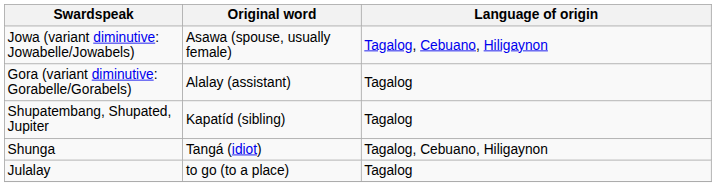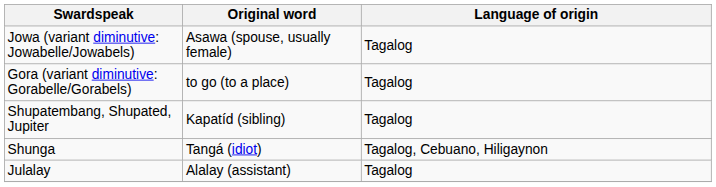(456, 44) Tagalog, Cebuano, Hiligaynon -> (388, 44) Tagalog
(238, 82) Alalay (assistant) -> (238, 82) to go (to a place)
(238, 170) to go (to a place) -> (238, 170) Alalay (assistant)
